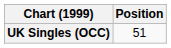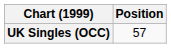(139, 33) 51 -> (139, 33) 57
